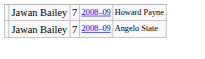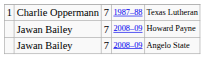+ row: (9, 12)
